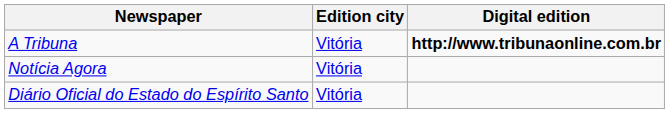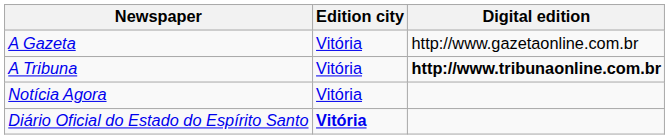+ row: (42, 43)
(339, 95) normal -> (341, 120) bold
